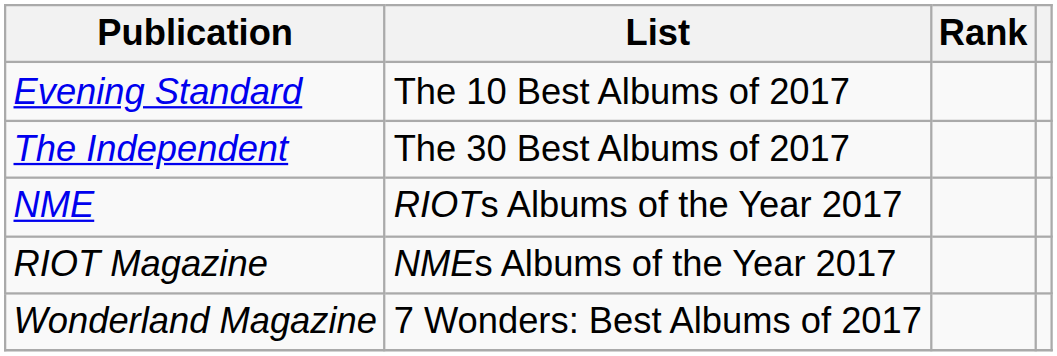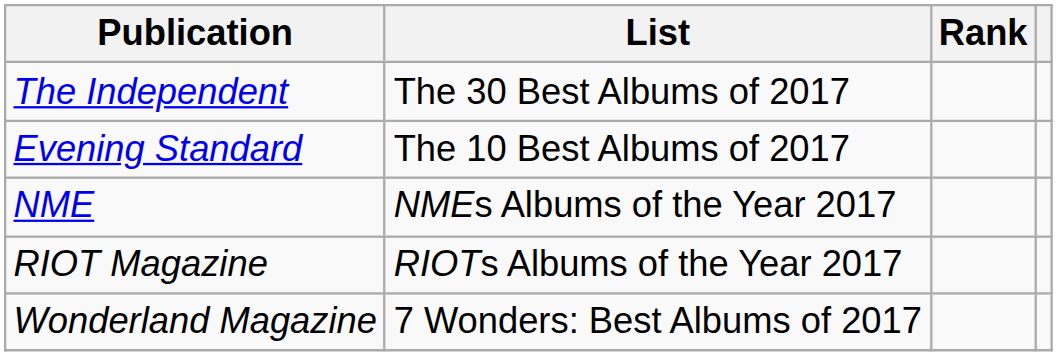rows swapped: (158, 90) <-> (151, 148)
(648, 206) RIOTs Albums of the Year 2017 -> (645, 206) NMEs Albums of the Year 2017
(645, 263) NMEs Albums of the Year 2017 -> (648, 263) RIOTs Albums of the Year 2017
